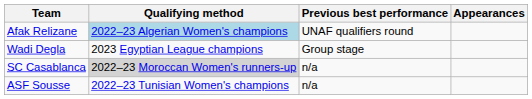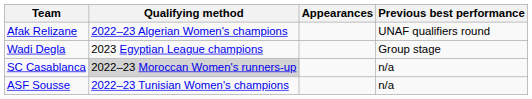columns swapped: (489, 13) <-> (375, 13)
(189, 31) lightblue background -> (189, 31) no background
